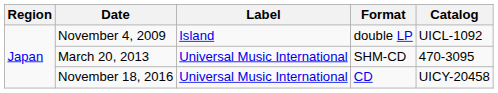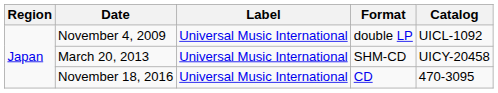(197, 35) Island -> (263, 35) Universal Music International
(447, 56) 470-3095 -> (454, 56) UICY-20458
(454, 77) UICY-20458 -> (447, 77) 470-3095
